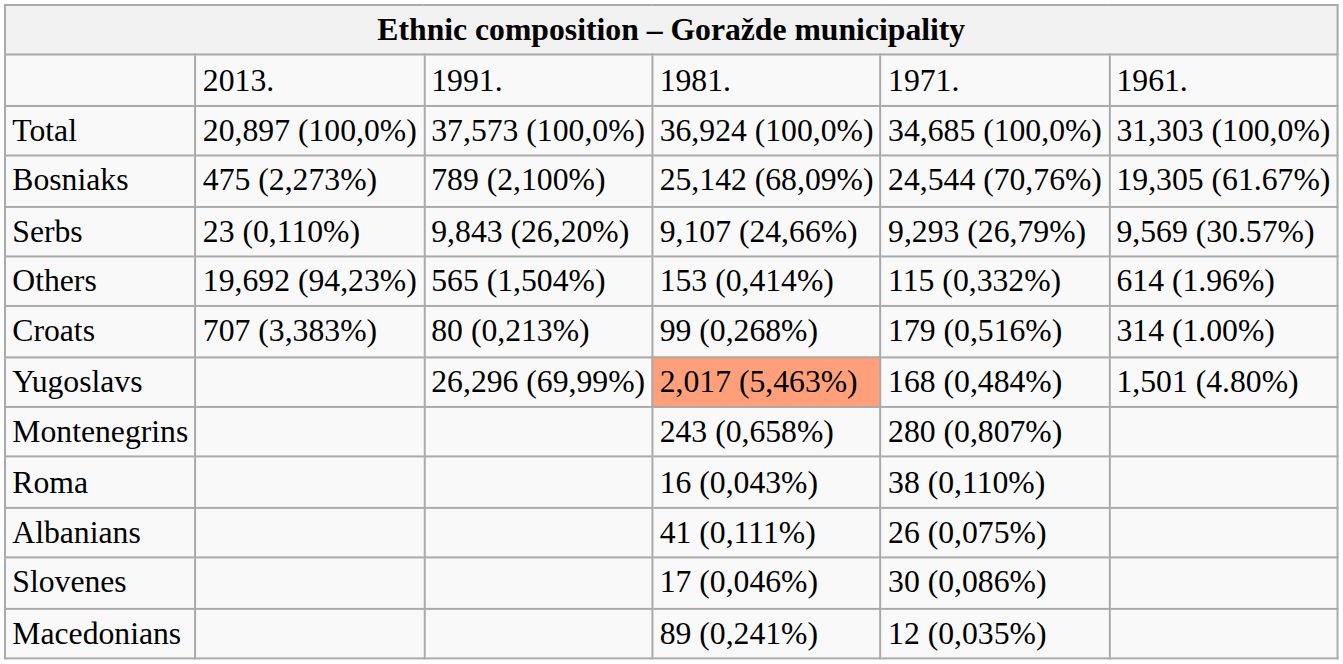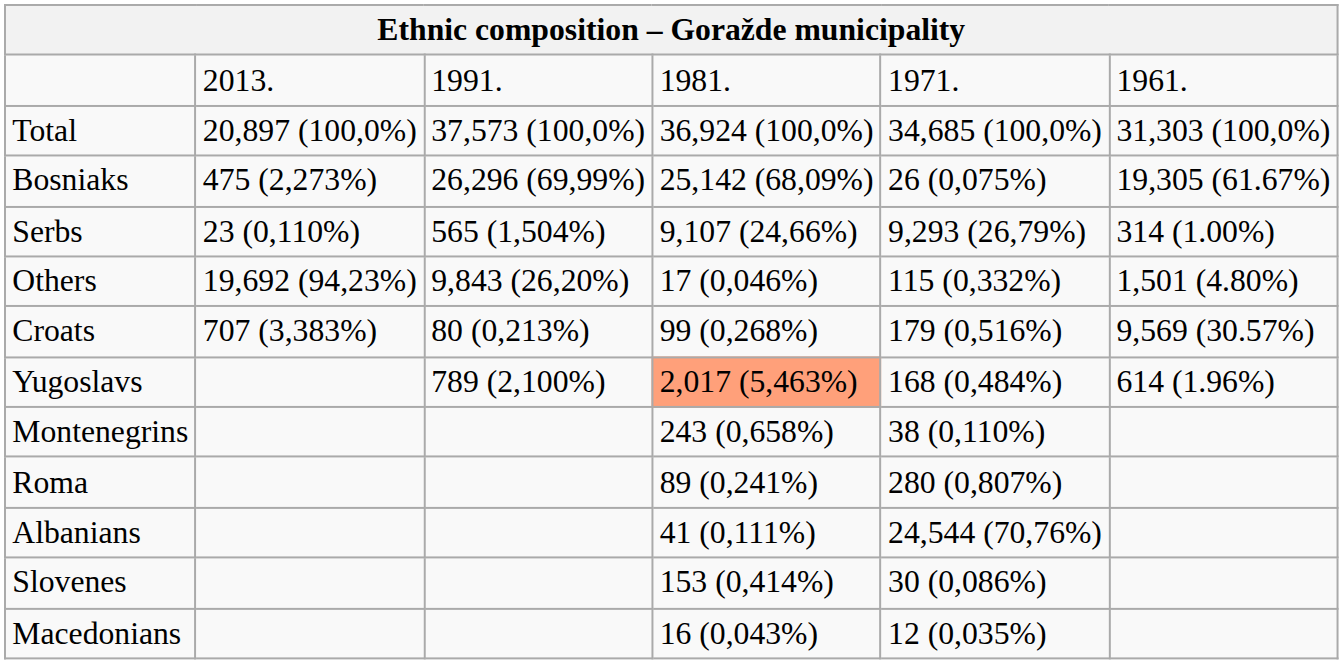(518, 180) 789 (2,100%) -> (538, 180) 26,296 (69,99%)
(995, 180) 24,544 (70,76%) -> (967, 180) 26 (0,075%)
(530, 230) 9,843 (26,20%) -> (518, 230) 565 (1,504%)
(1215, 230) 9,569 (30.57%) -> (1196, 230) 314 (1.00%)
(518, 280) 565 (1,504%) -> (530, 280) 9,843 (26,20%)
(747, 280) 153 (0,414%) -> (739, 280) 17 (0,046%)
(1196, 280) 614 (1.96%) -> (1208, 280) 1,501 (4.80%)
(1196, 331) 314 (1.00%) -> (1215, 331) 9,569 (30.57%)
(538, 381) 26,296 (69,99%) -> (518, 381) 789 (2,100%)
(1208, 381) 1,501 (4.80%) -> (1196, 381) 614 (1.96%)
(975, 431) 280 (0,807%) -> (967, 431) 38 (0,110%)
(739, 481) 16 (0,043%) -> (739, 481) 89 (0,241%)
(967, 481) 38 (0,110%) -> (975, 481) 280 (0,807%)
(967, 532) 26 (0,075%) -> (995, 532) 24,544 (70,76%)
(739, 582) 17 (0,046%) -> (747, 582) 153 (0,414%)
(739, 632) 89 (0,241%) -> (739, 632) 16 (0,043%)
